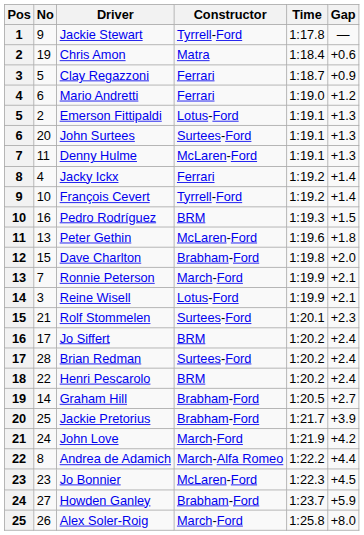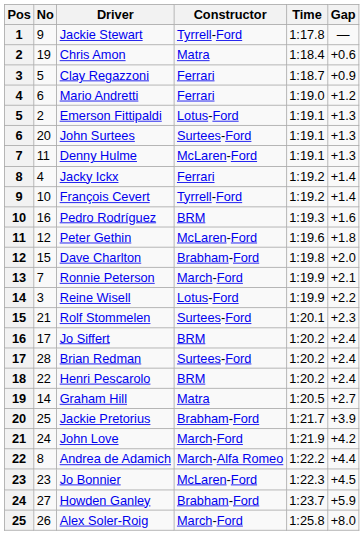(343, 217) +1.5 -> (343, 217) +1.6
(44, 237) 13 -> (44, 237) 12
(343, 298) +2.1 -> (343, 298) +2.2
(218, 399) Brabham-Ford -> (193, 399) Matra
